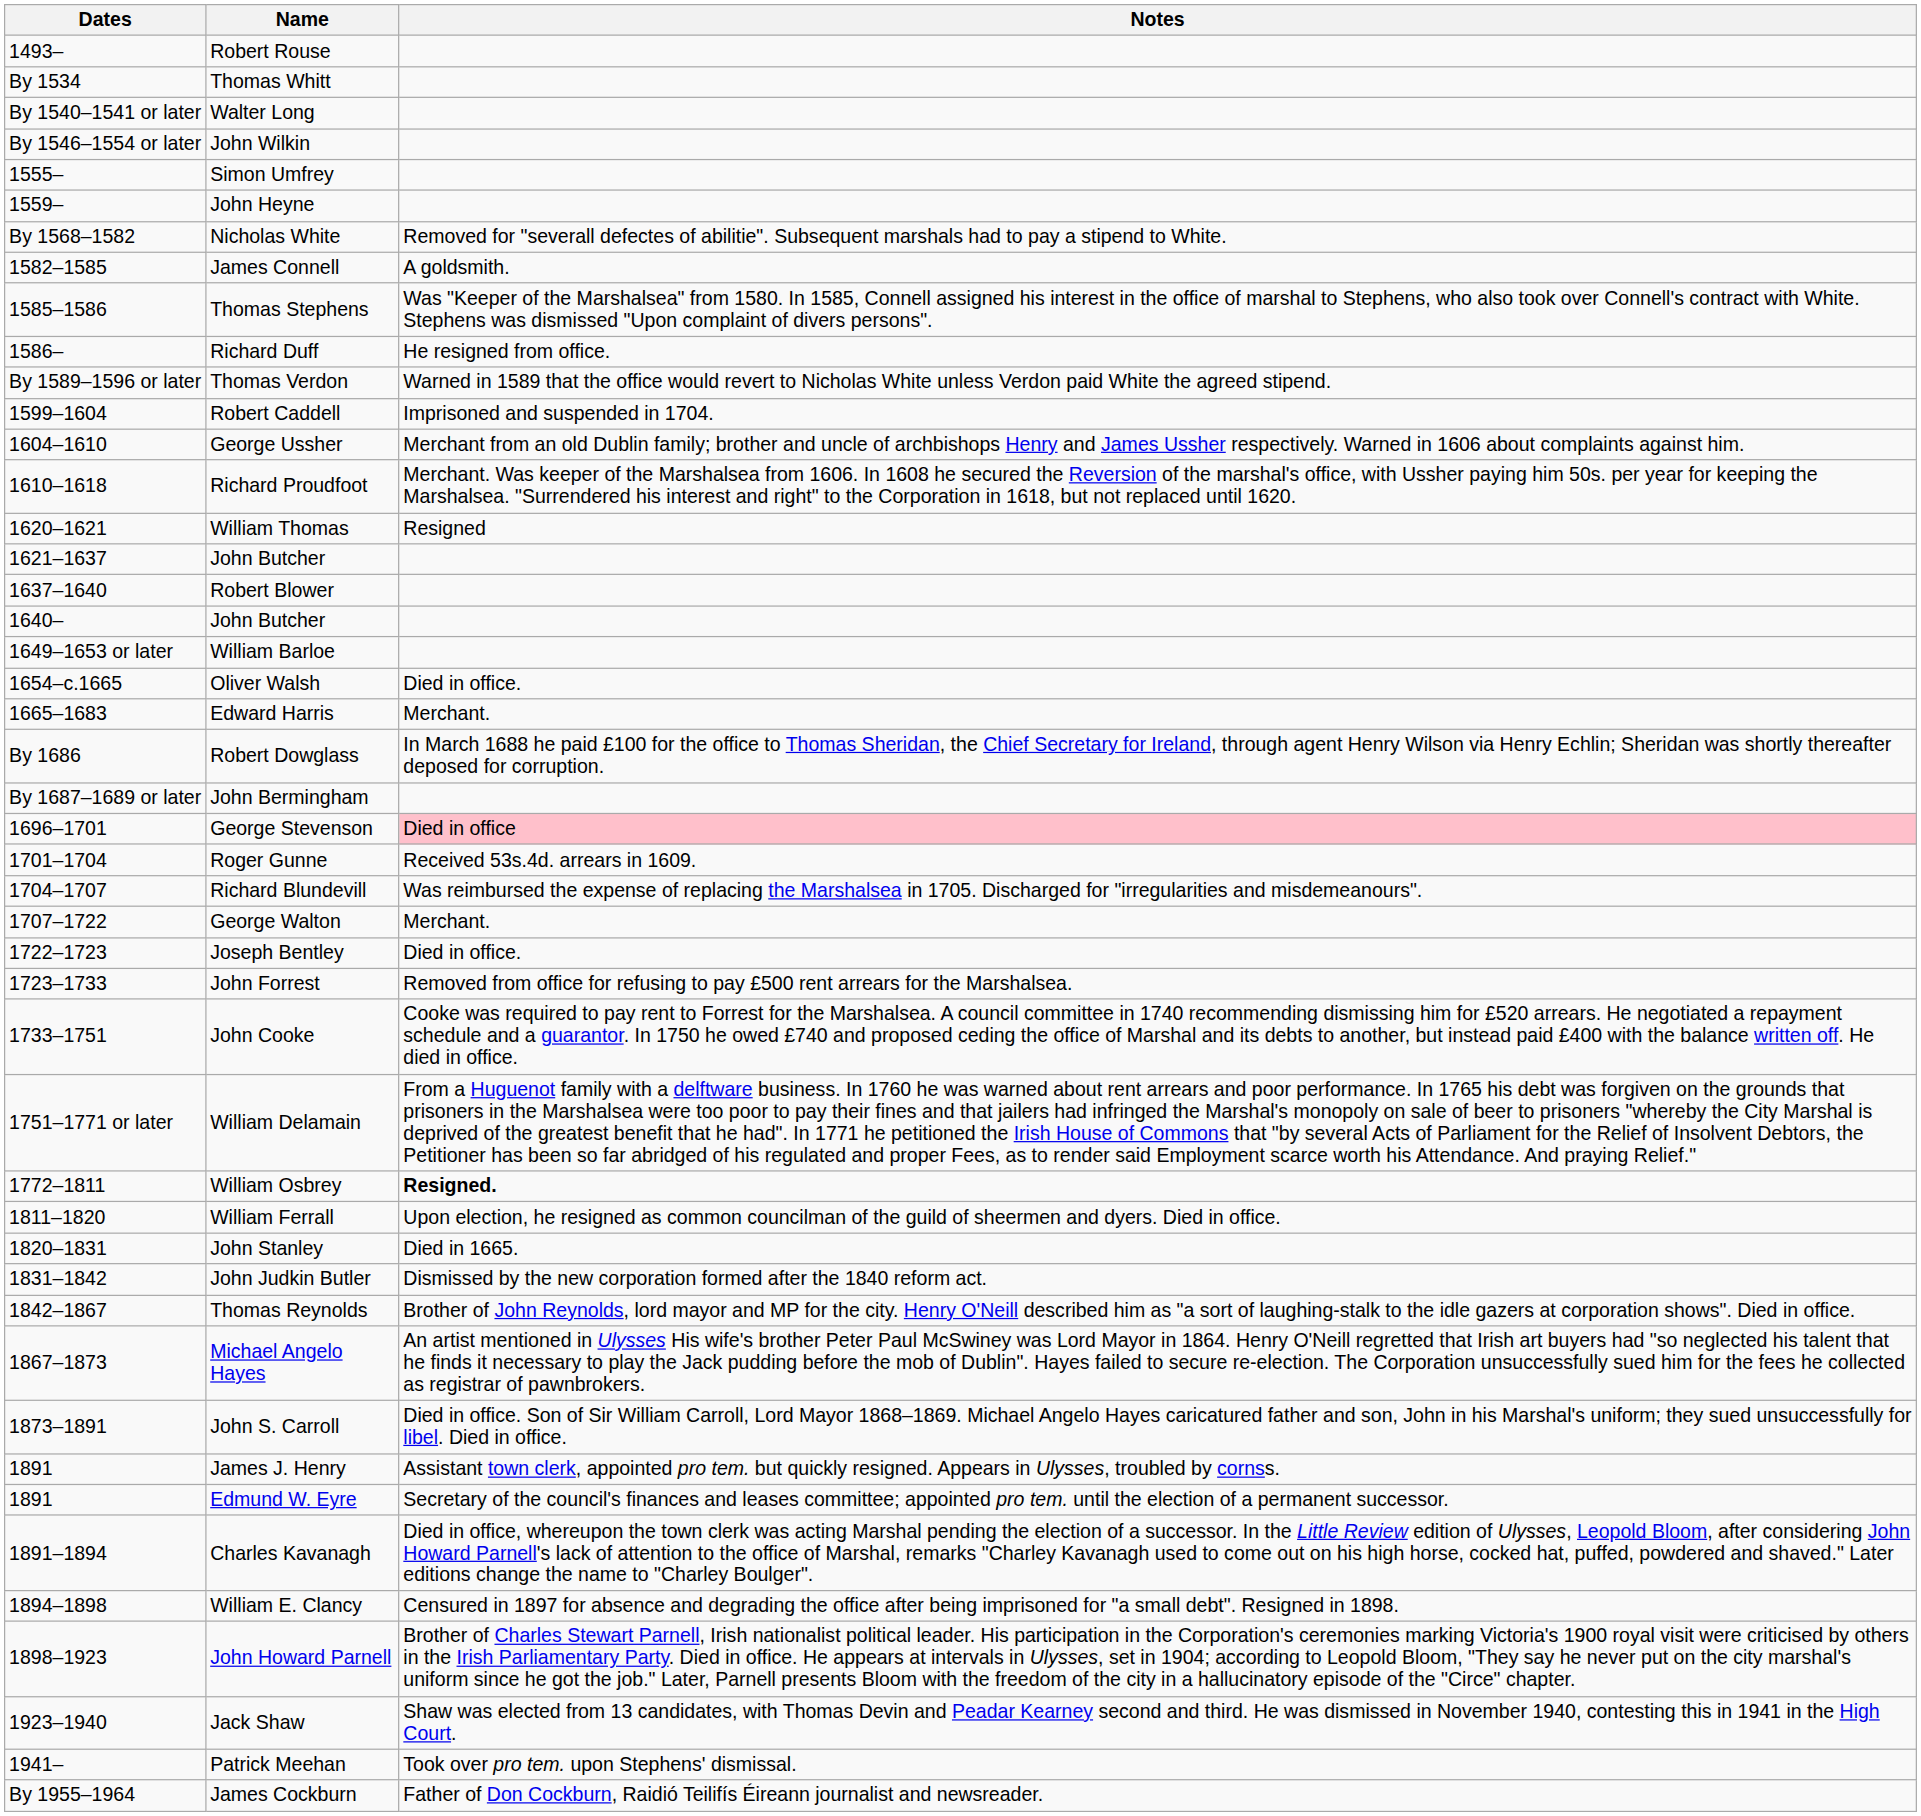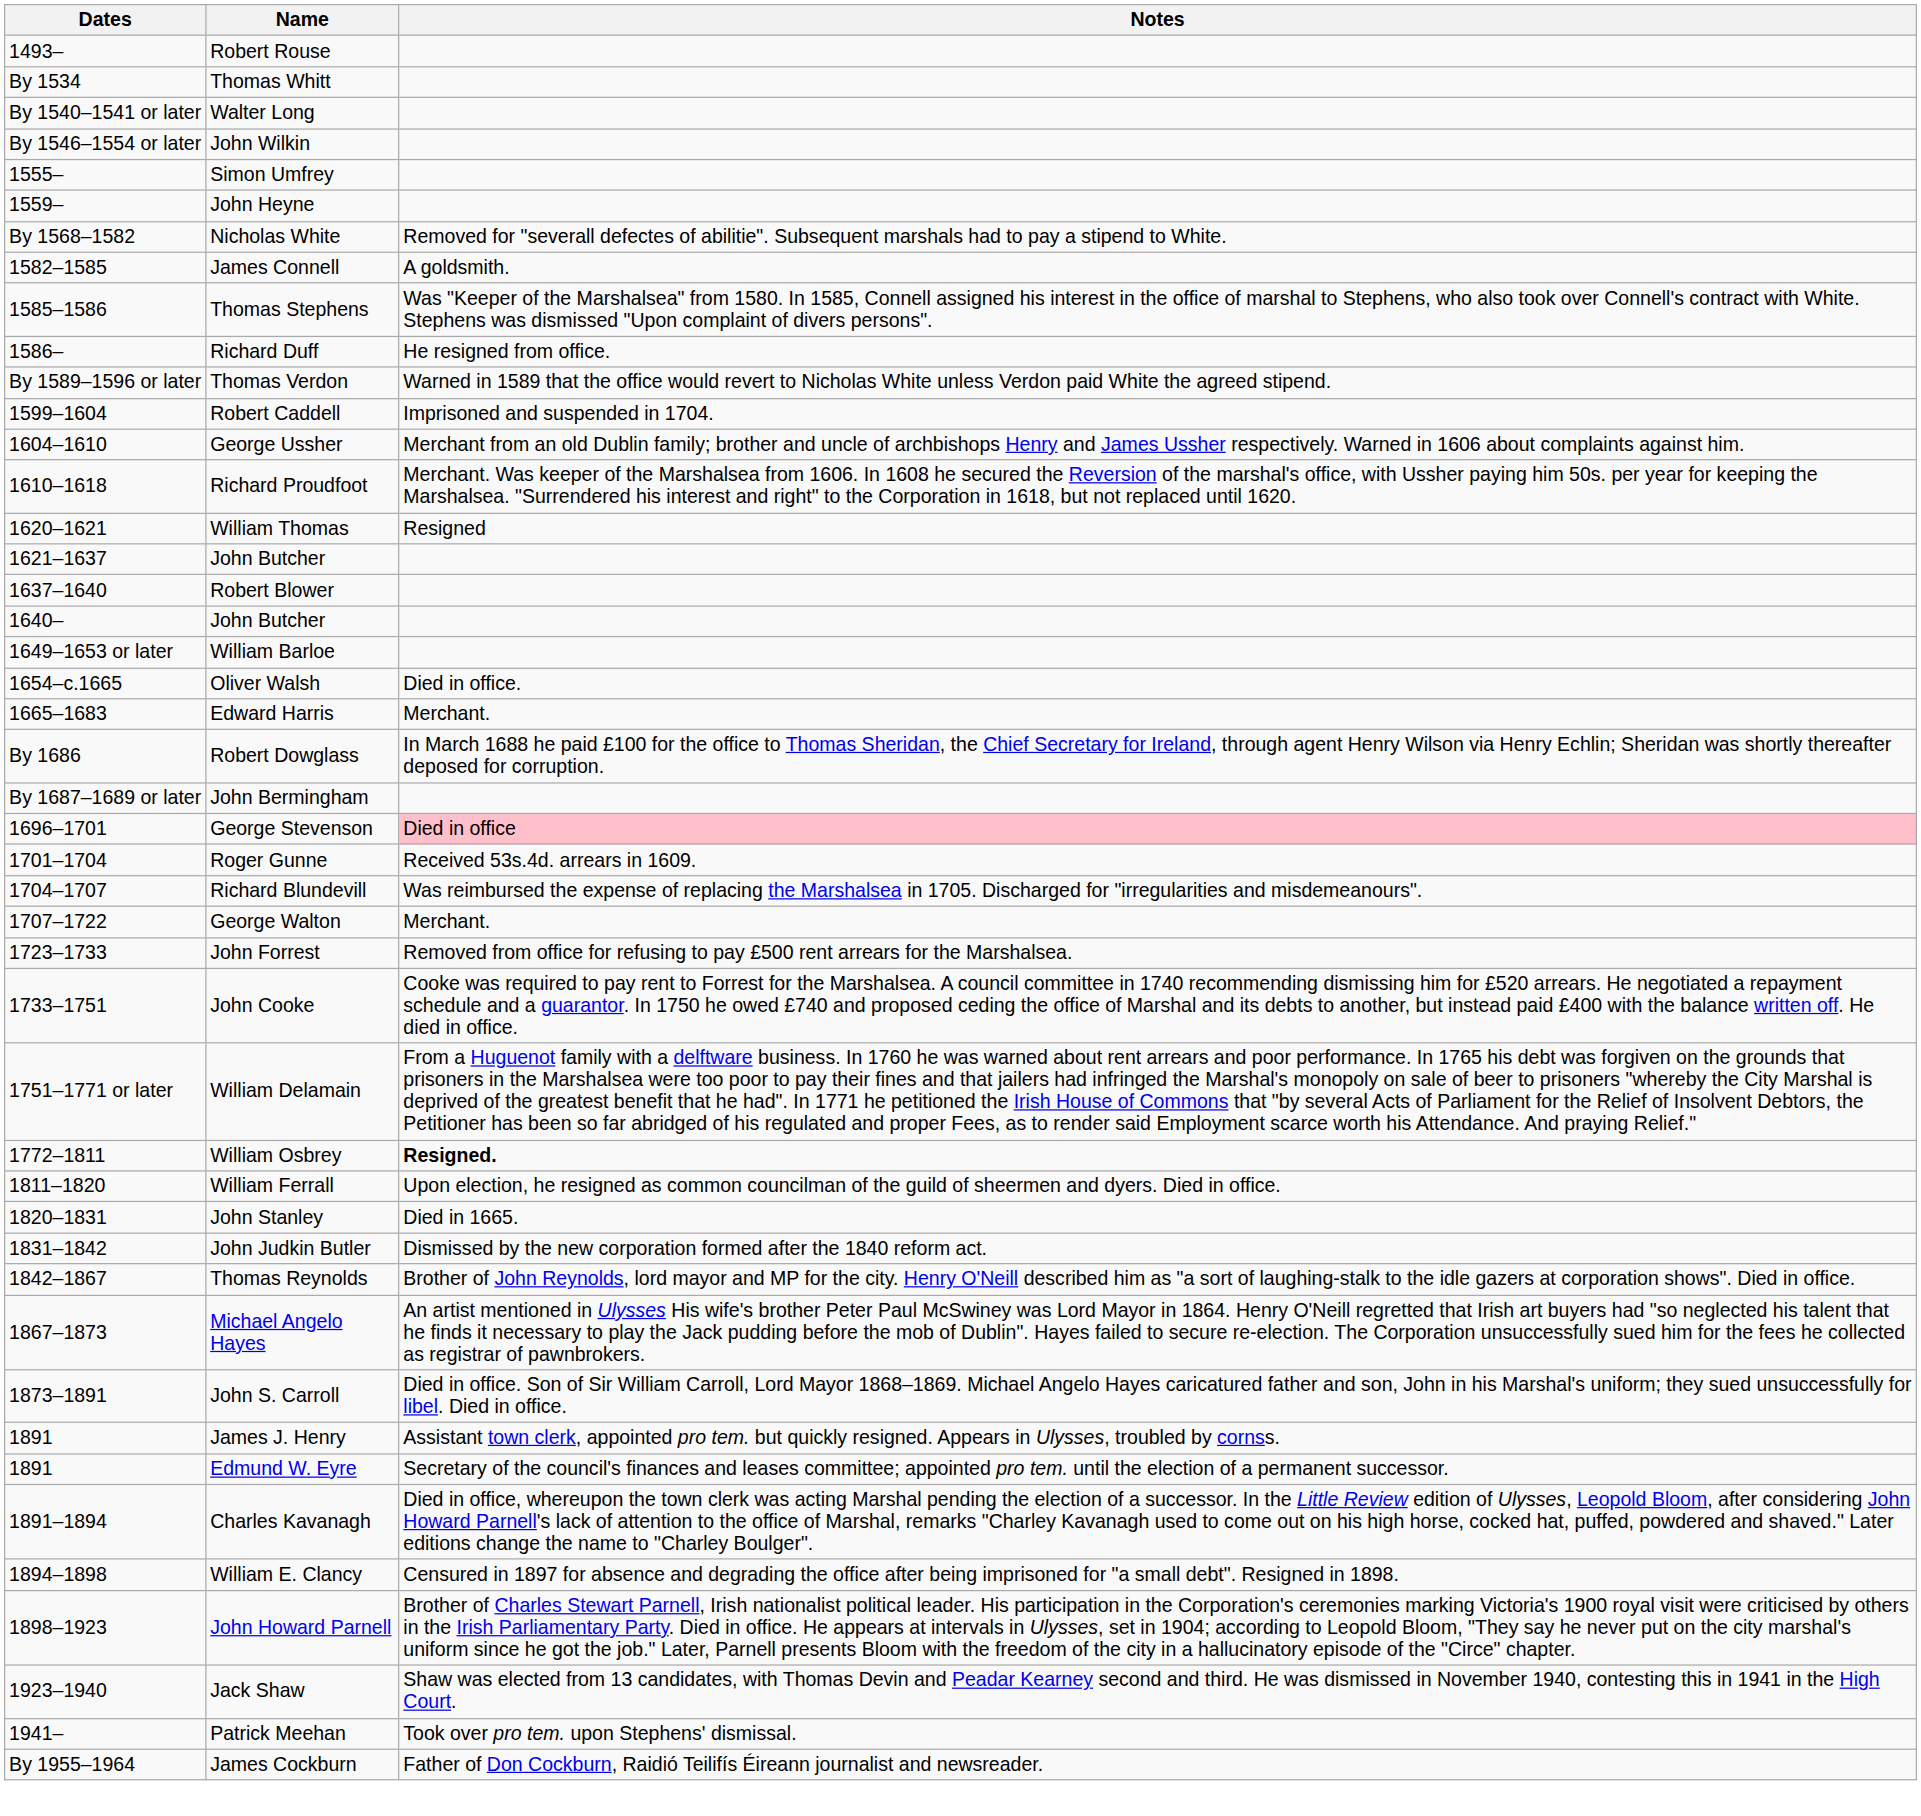- row: (58, 952)
